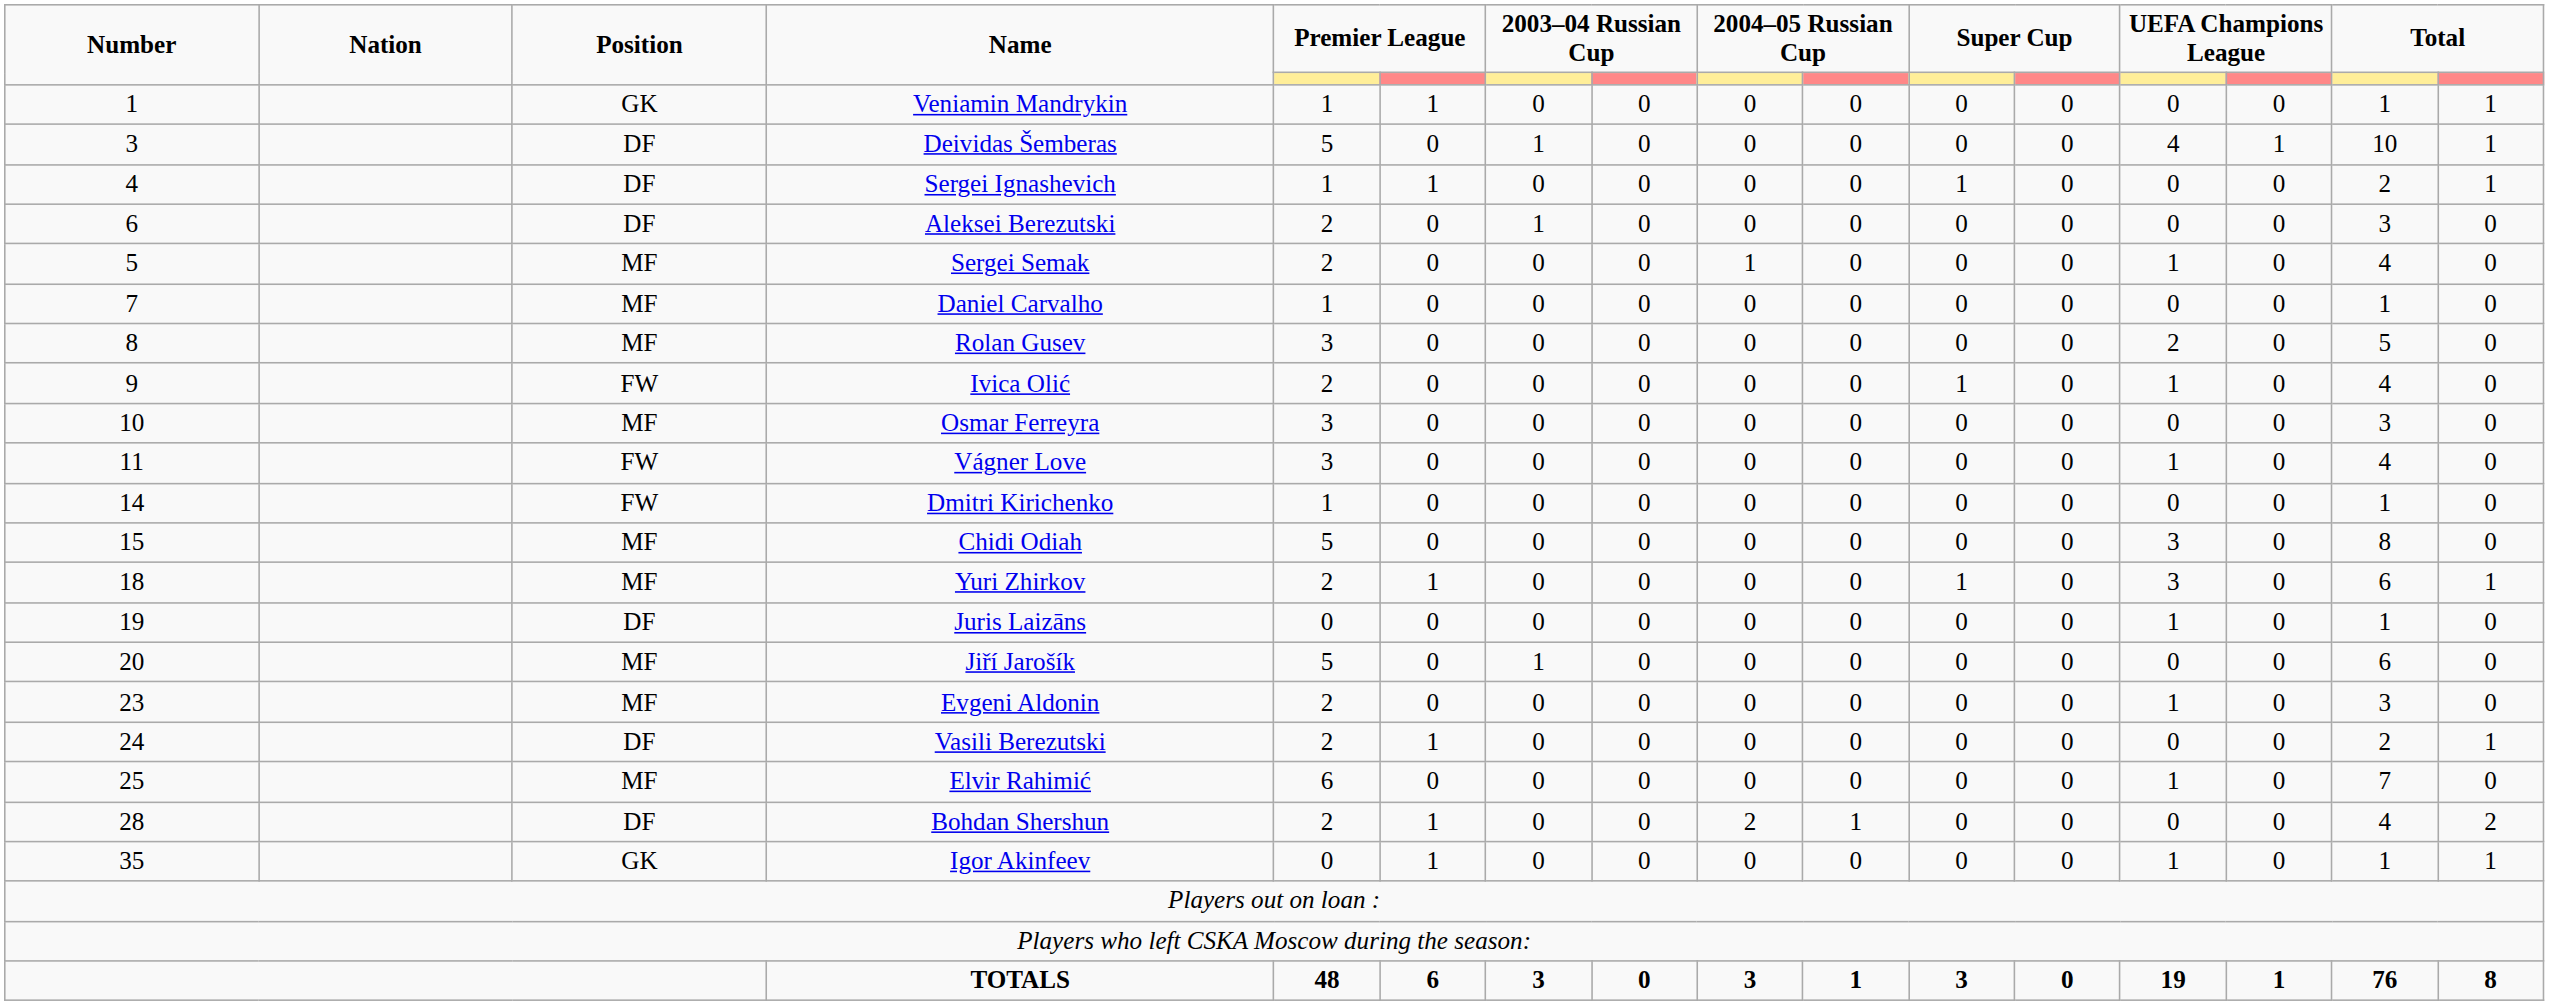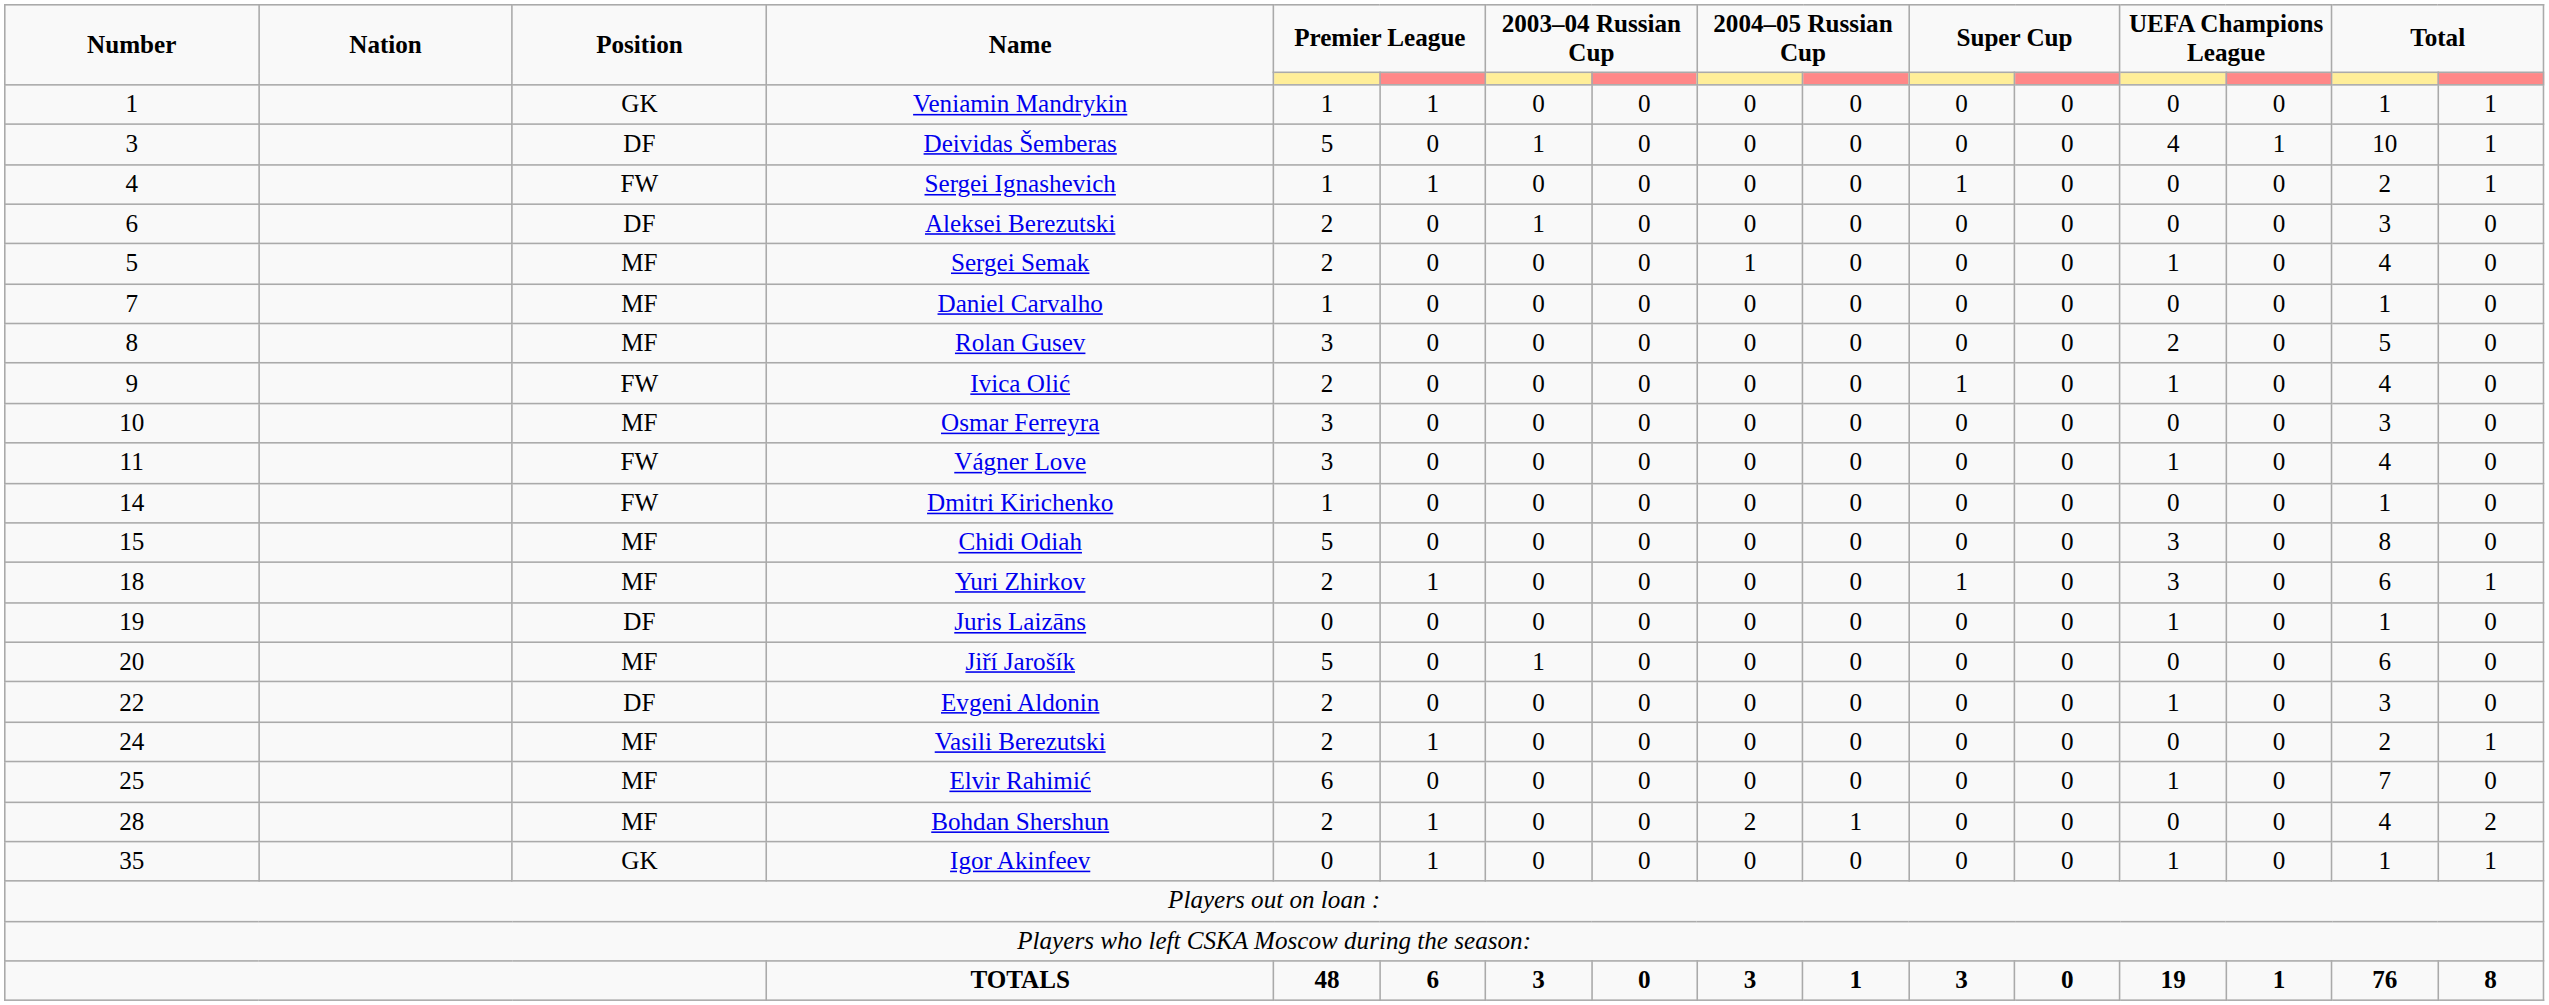(639, 183) DF -> (639, 183) FW
(132, 701) 23 -> (132, 701) 22
(639, 701) MF -> (639, 701) DF
(639, 741) DF -> (639, 741) MF
(639, 821) DF -> (639, 821) MF
